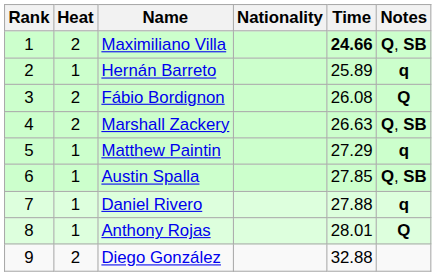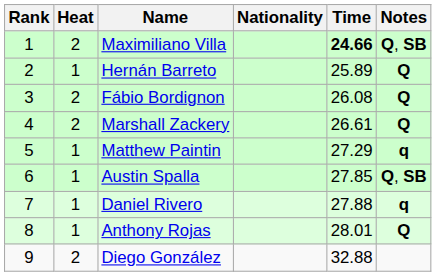(404, 71) q -> (404, 71) Q
(352, 124) 26.63 -> (352, 124) 26.61
(404, 124) Q, SB -> (404, 124) Q
